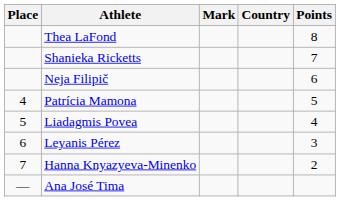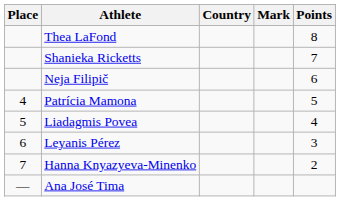columns swapped: (266, 15) <-> (219, 15)
